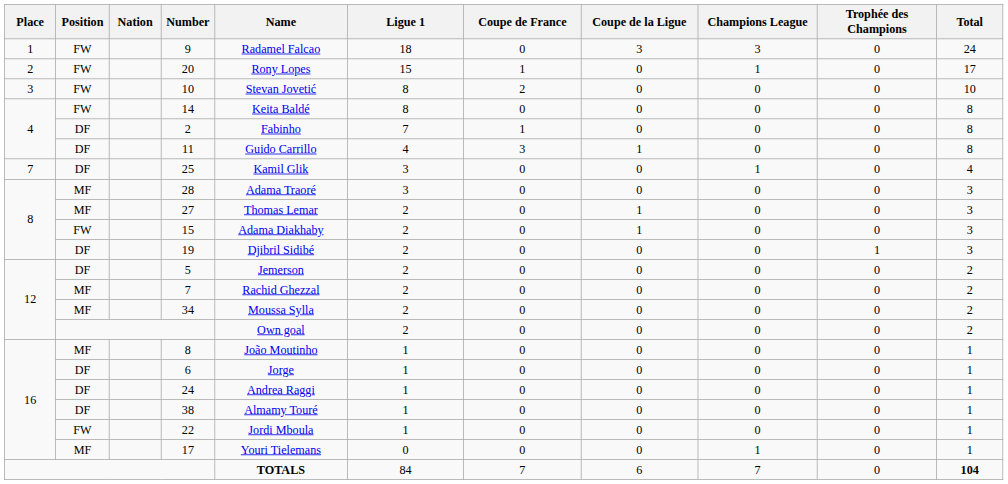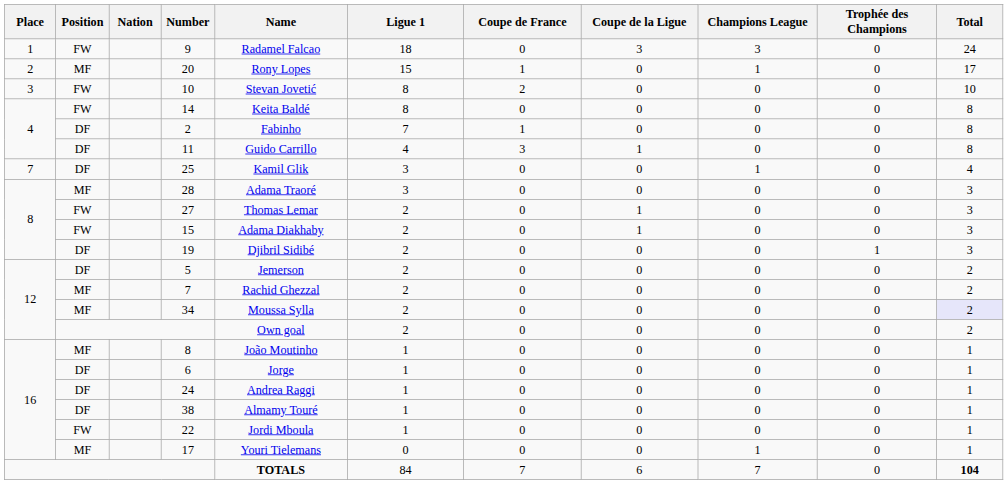(82, 69) FW -> (82, 69) MF
(82, 209) MF -> (82, 209) FW
(970, 309) no background -> (970, 309) lavender background
